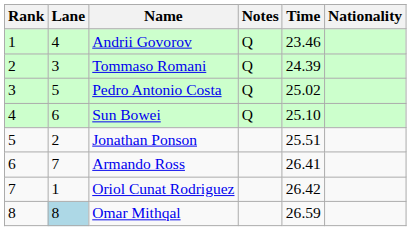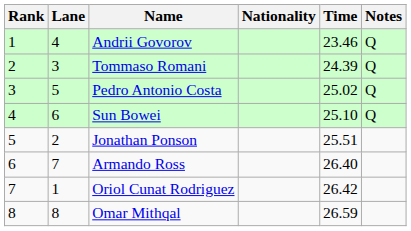columns swapped: (365, 16) <-> (260, 16)
(303, 164) 26.41 -> (340, 164) 26.40
(55, 213) lightblue background -> (55, 213) no background
